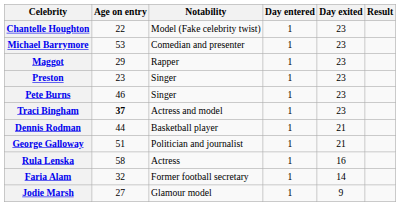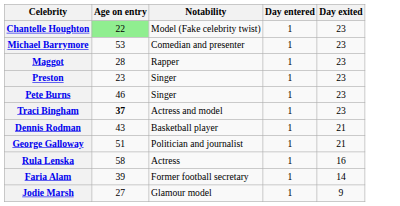- column: (380, 12)
(120, 29) no background -> (120, 29) lightgreen background
(120, 61) 29 -> (120, 61) 28
(120, 127) 44 -> (120, 127) 43
(120, 176) 32 -> (120, 176) 39
